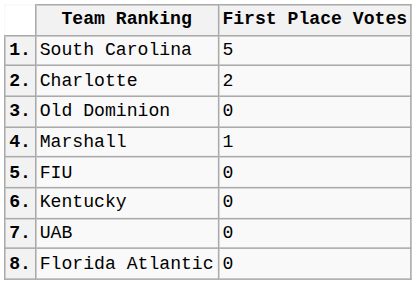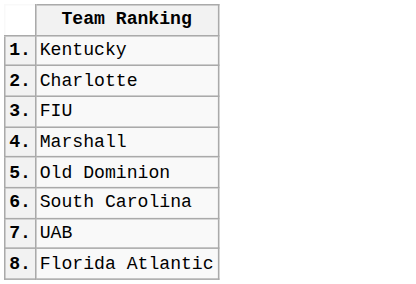- column: (315, 20)
(116, 50) South Carolina -> (83, 50) Kentucky
(105, 111) Old Dominion -> (56, 111) FIU
(56, 172) FIU -> (105, 172) Old Dominion
(83, 202) Kentucky -> (116, 202) South Carolina
